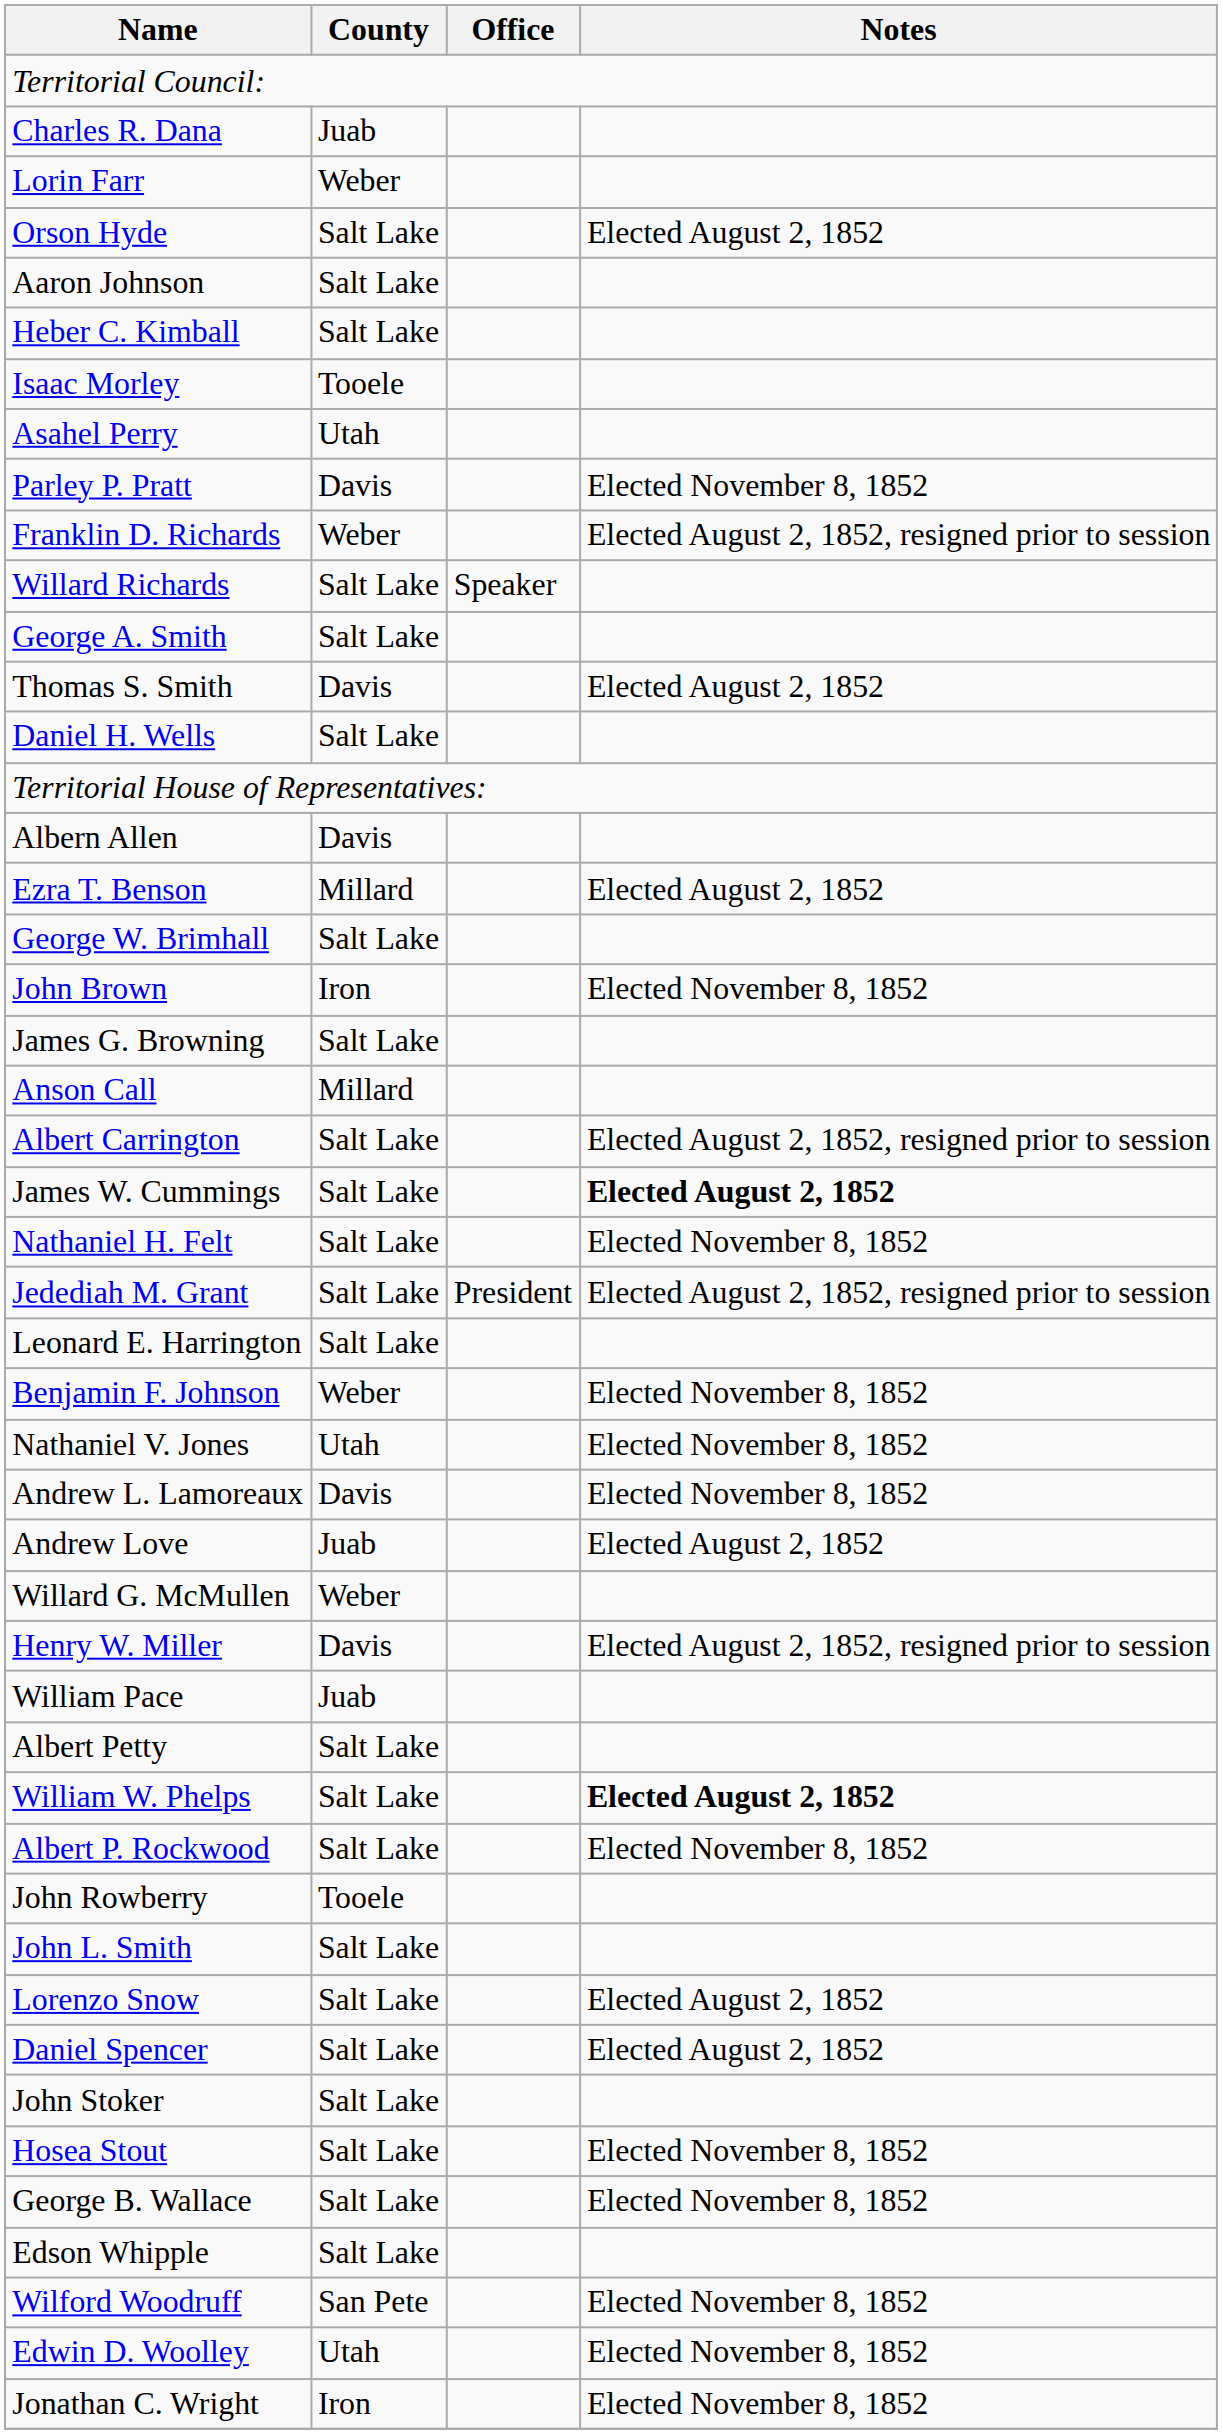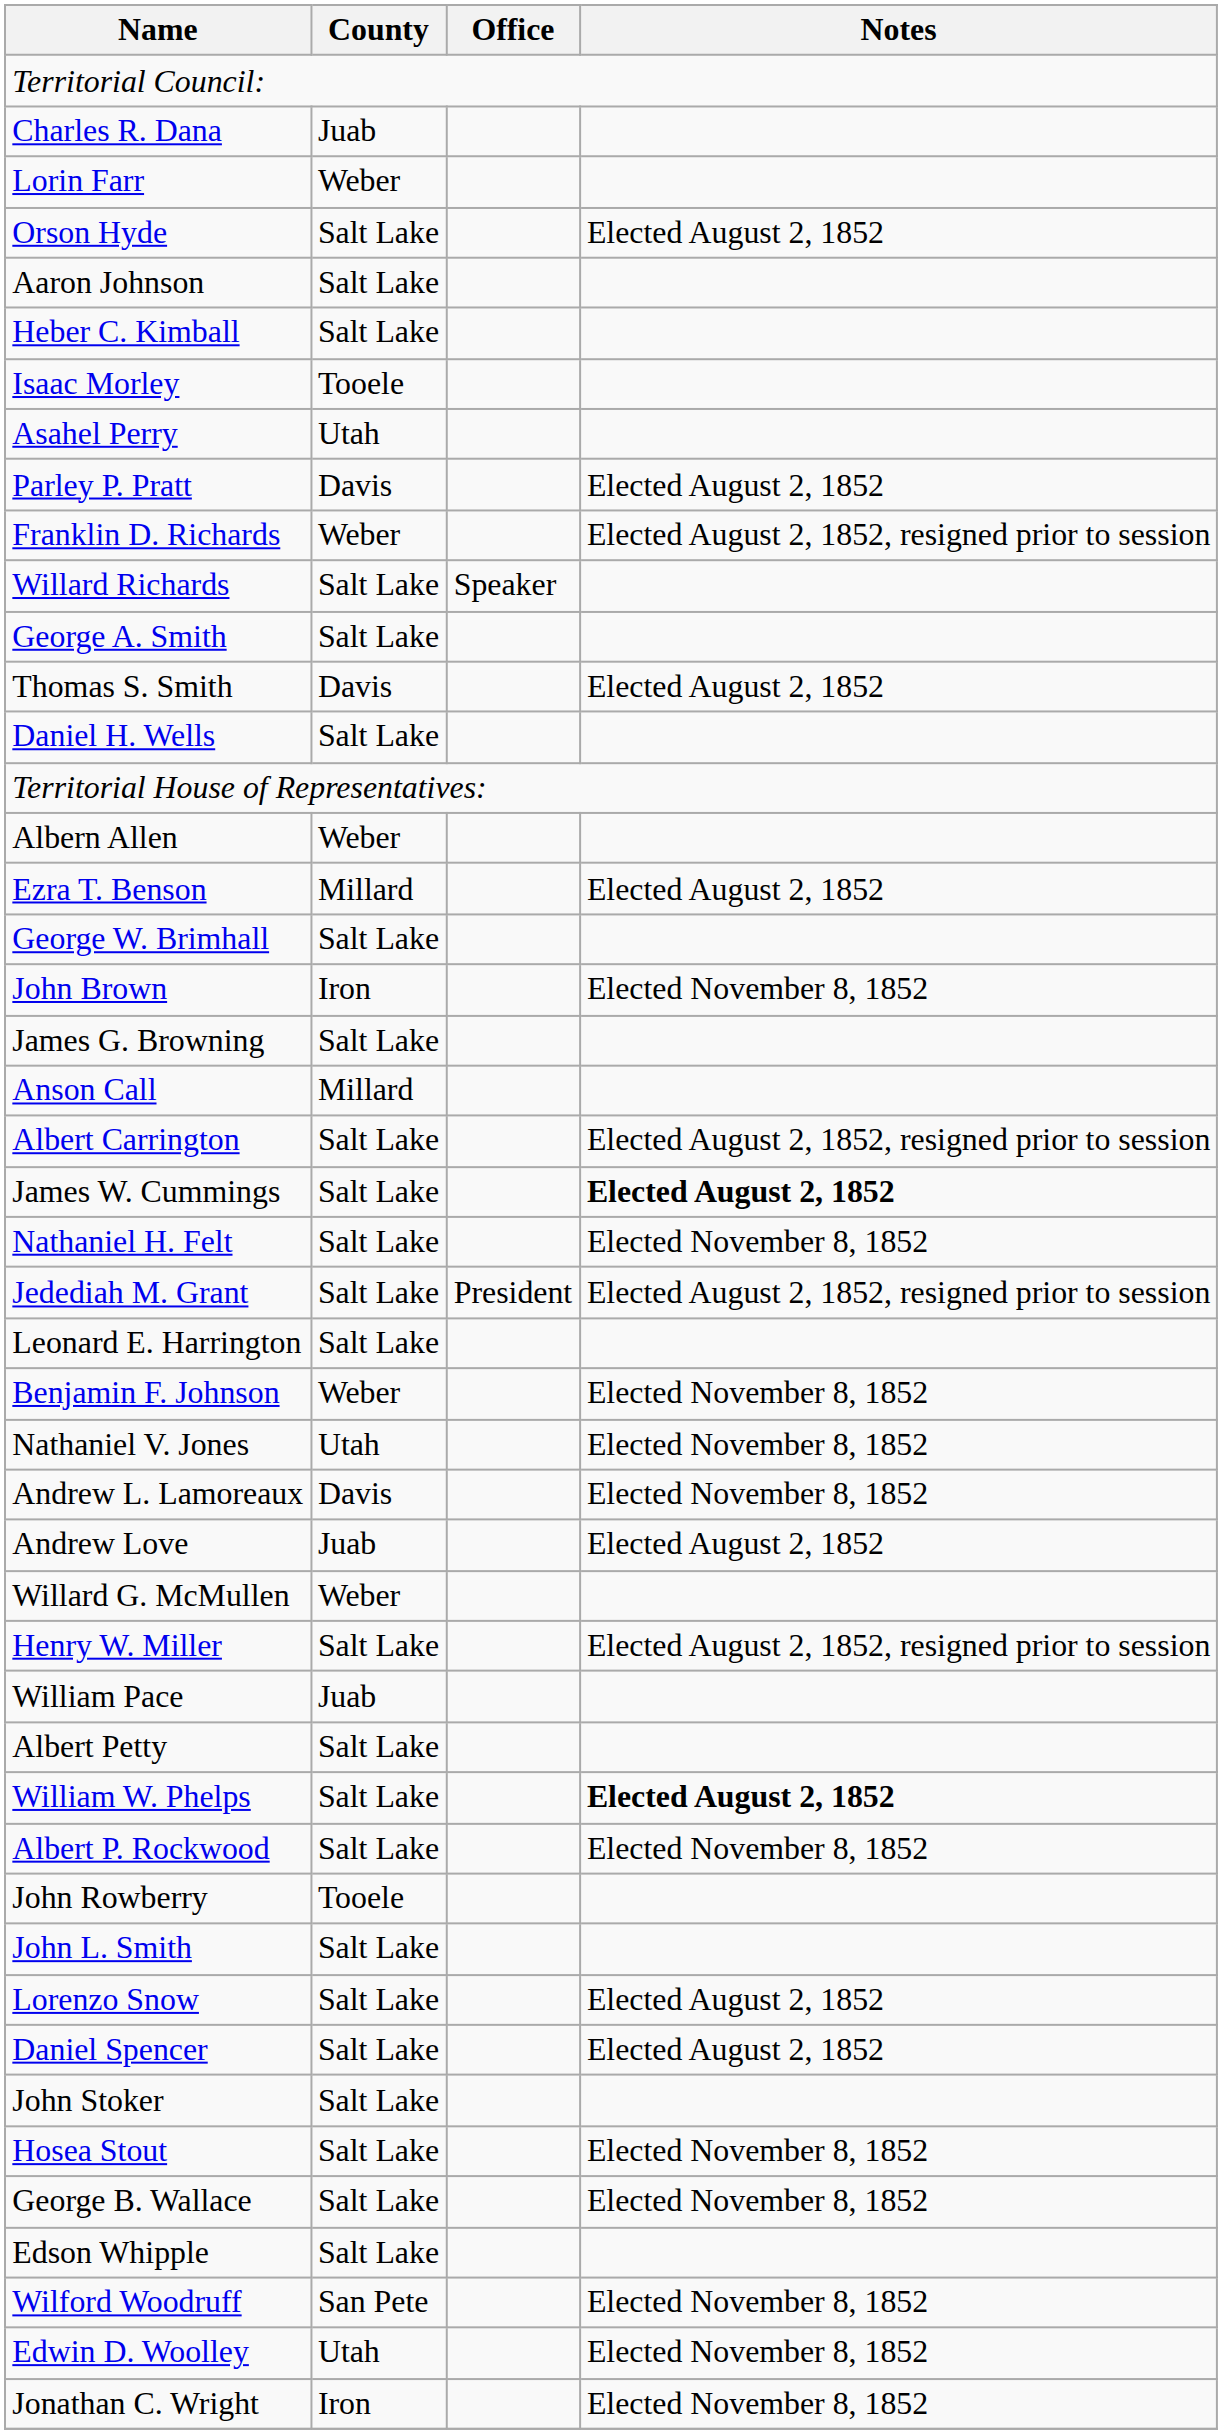(758, 484) Elected November 8, 1852 -> (735, 484) Elected August 2, 1852
(355, 837) Davis -> (359, 837) Weber
(355, 1645) Davis -> (378, 1645) Salt Lake
